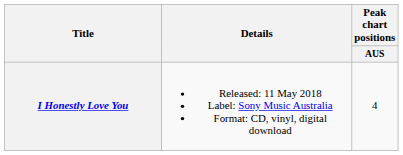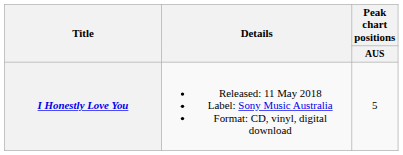(375, 106) 4 -> (375, 106) 5
